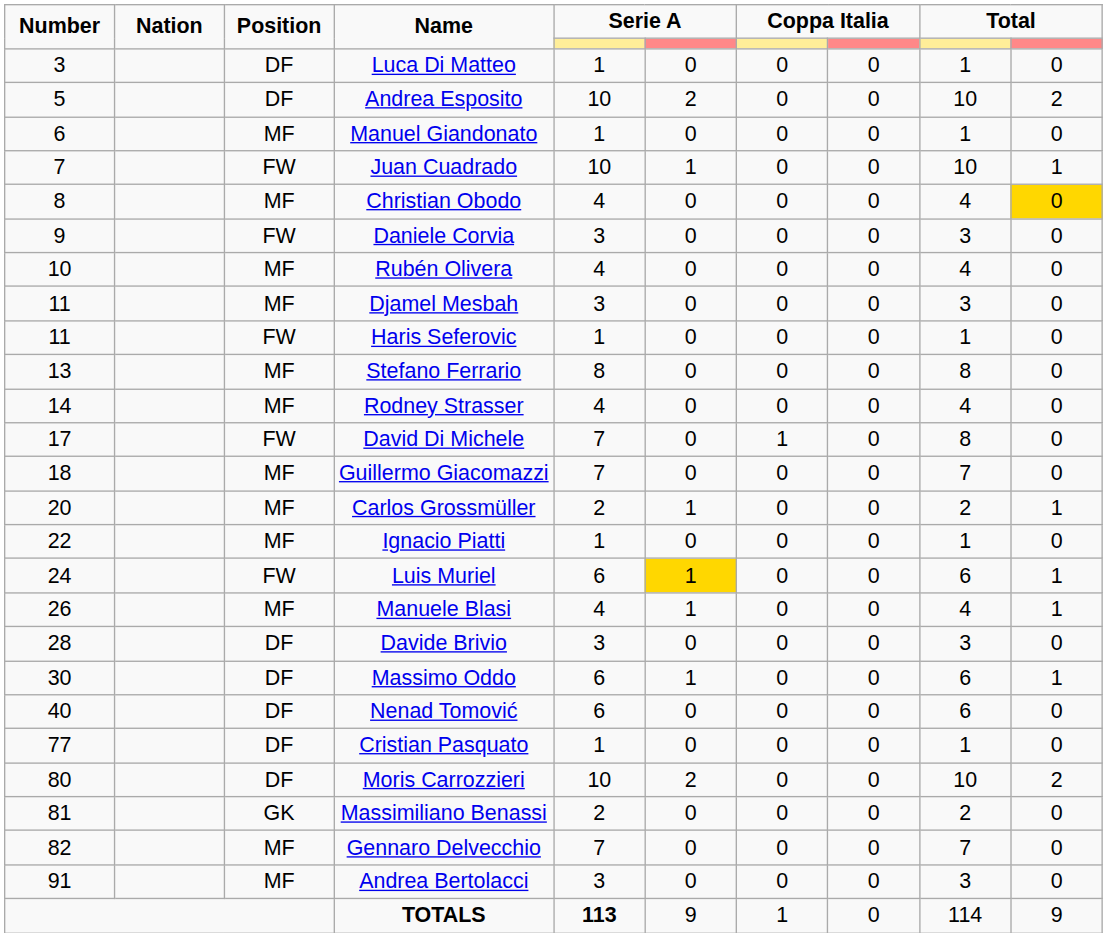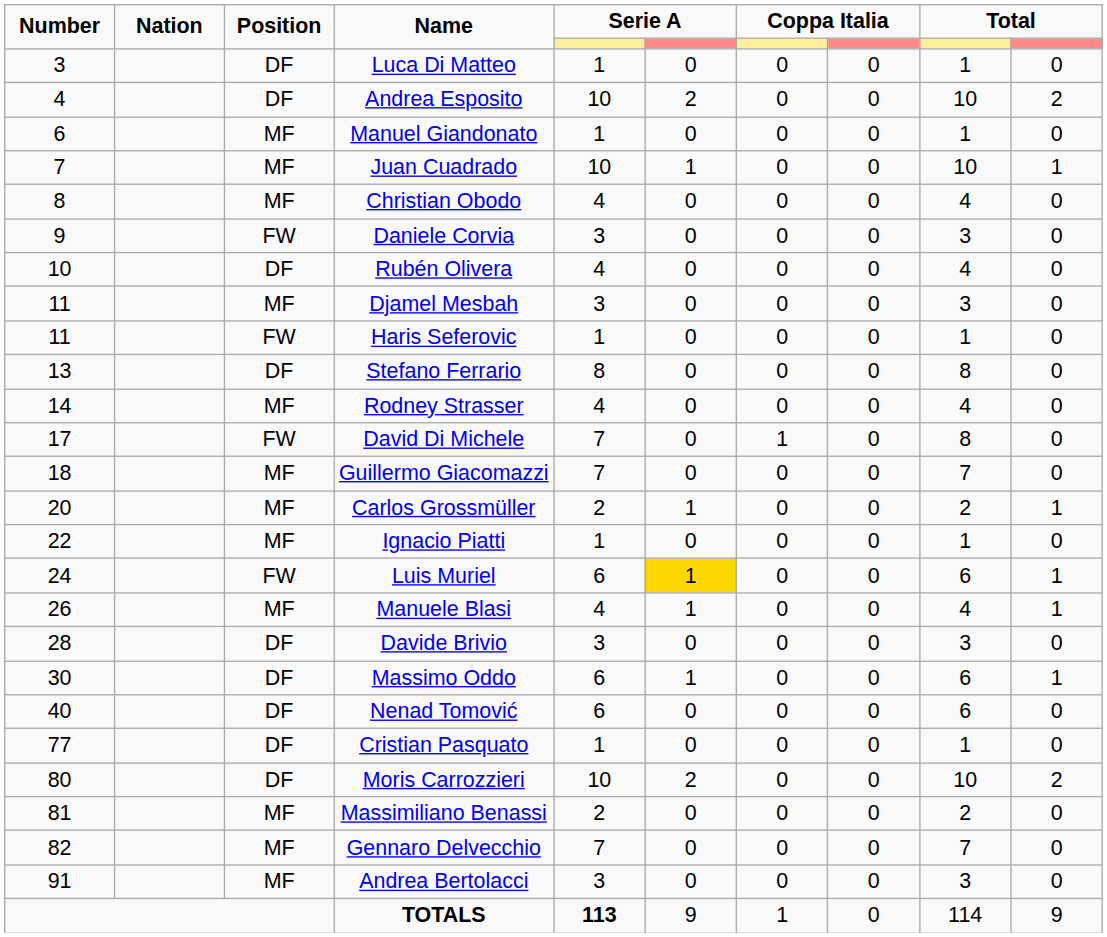(60, 99) 5 -> (60, 99) 4
(279, 167) FW -> (279, 167) MF
(1057, 201) gold background -> (1057, 201) no background
(279, 269) MF -> (279, 269) DF
(279, 371) MF -> (279, 371) DF
(279, 813) GK -> (279, 813) MF
